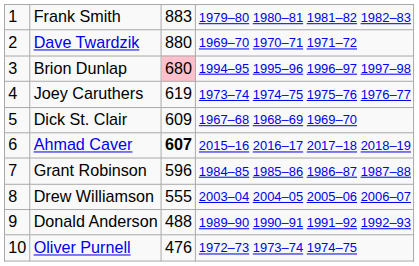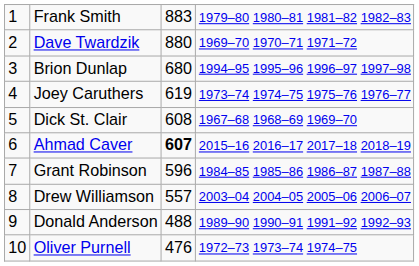(179, 68) pink background -> (179, 68) no background
(179, 119) 609 -> (179, 119) 608
(179, 196) 555 -> (179, 196) 557
